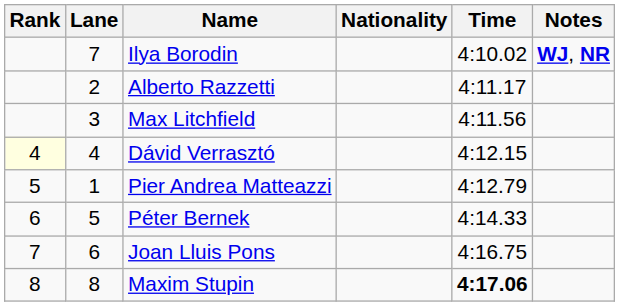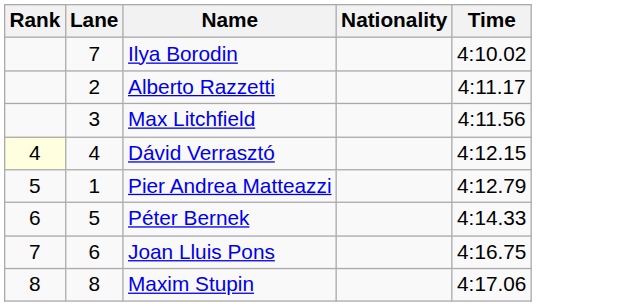- column: (574, 20)
(492, 284) bold -> (492, 284) normal
